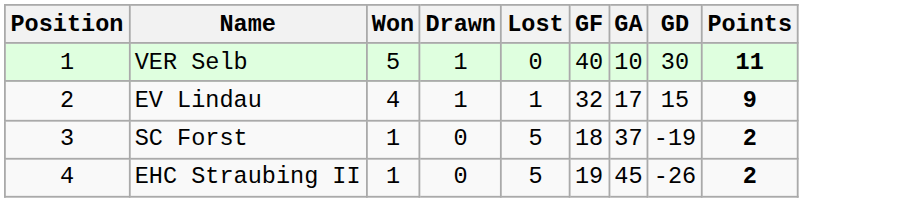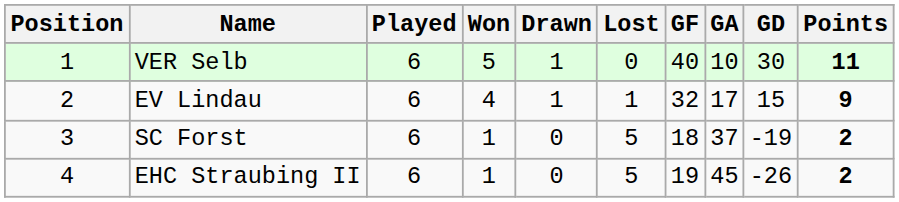+ column: (414, 24)
